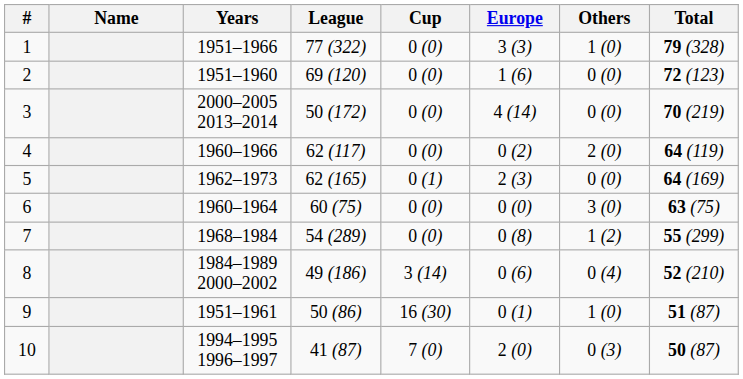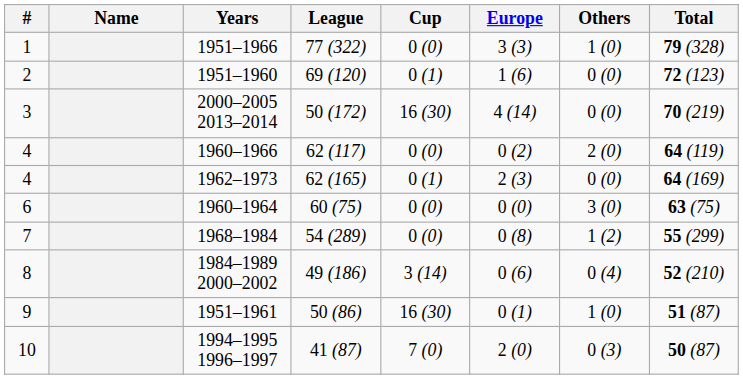(425, 74) 0 (0) -> (425, 74) 0 (1)
(425, 113) 0 (0) -> (425, 113) 16 (30)
(27, 179) 5 -> (27, 179) 4
